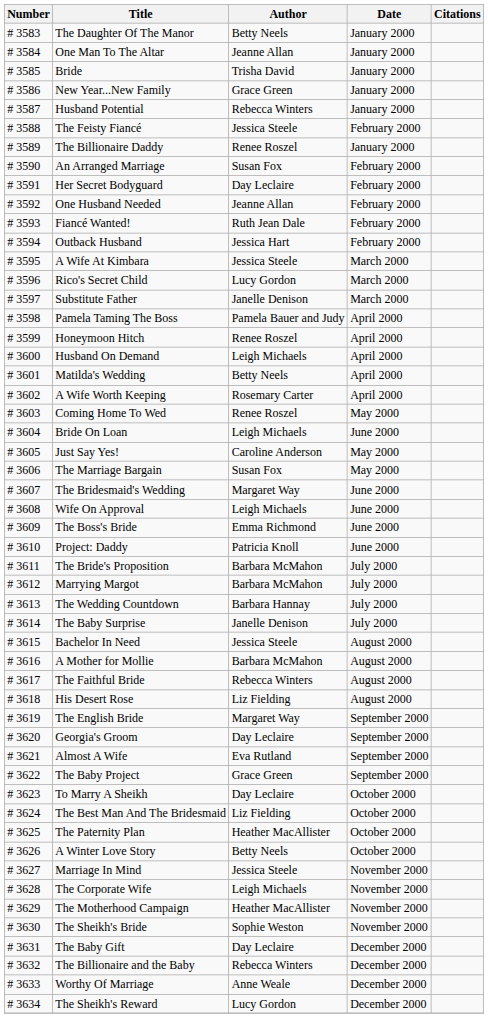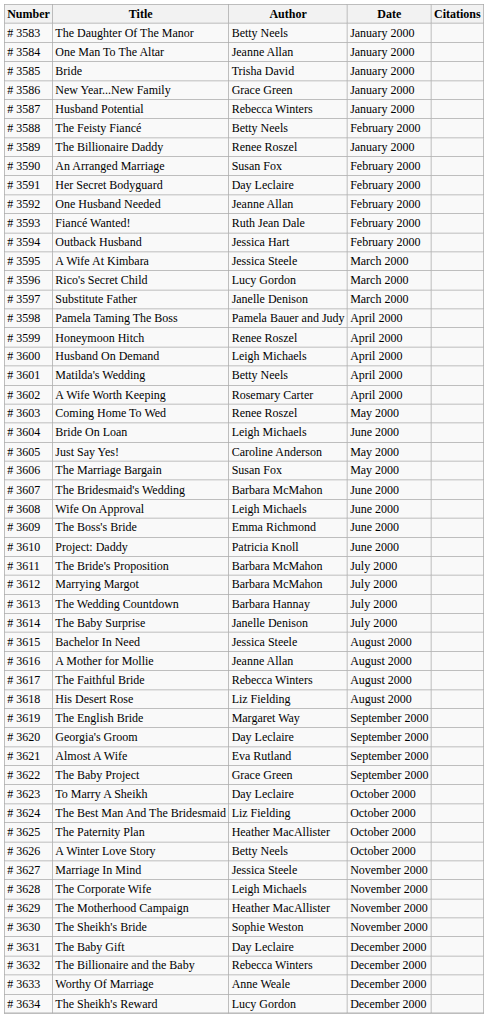(264, 128) Jessica Steele -> (260, 128) Betty Neels
(266, 489) Margaret Way -> (277, 489) Barbara McMahon
(277, 661) Barbara McMahon -> (262, 661) Jeanne Allan
